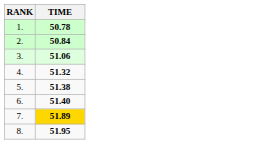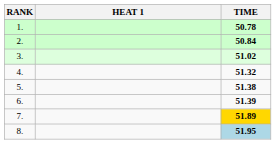+ column: (128, 12)
(60, 57) 51.06 -> (246, 57) 51.02
(60, 102) 51.40 -> (246, 102) 51.39
(60, 132) no background -> (246, 132) lightblue background
